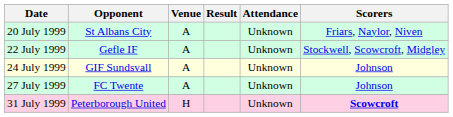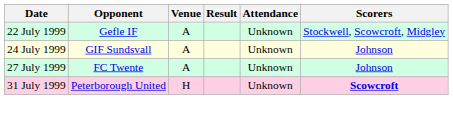- row: (36, 31)
